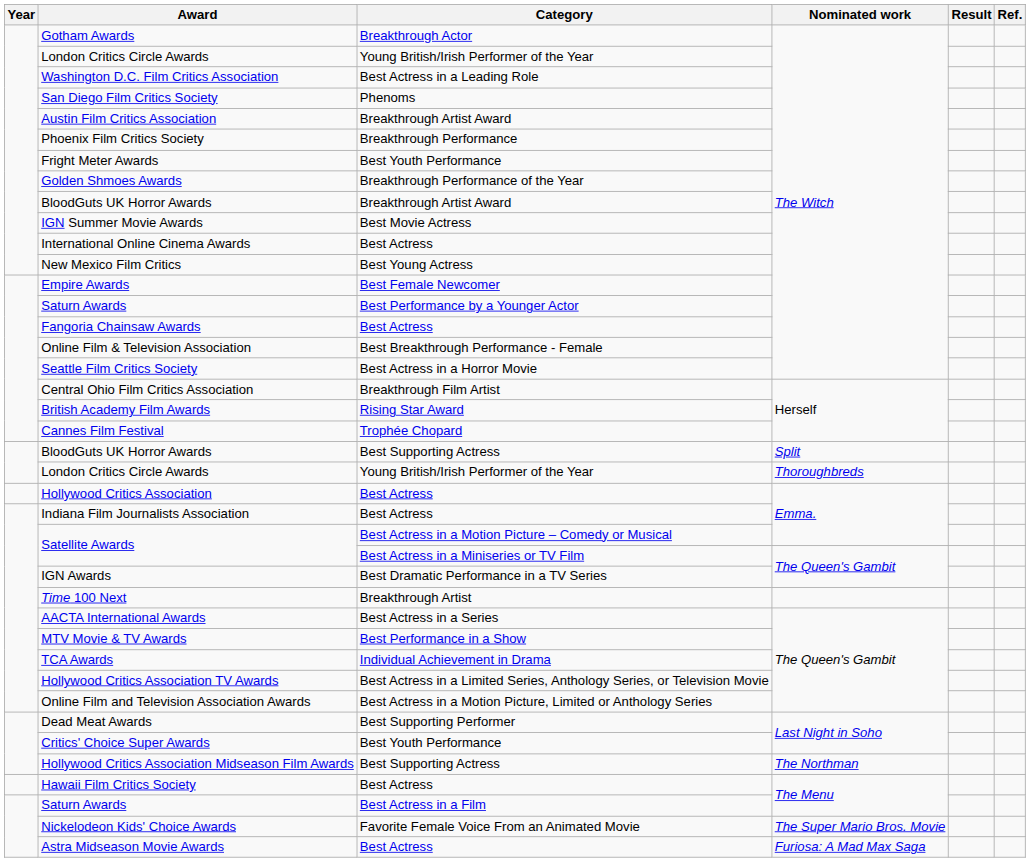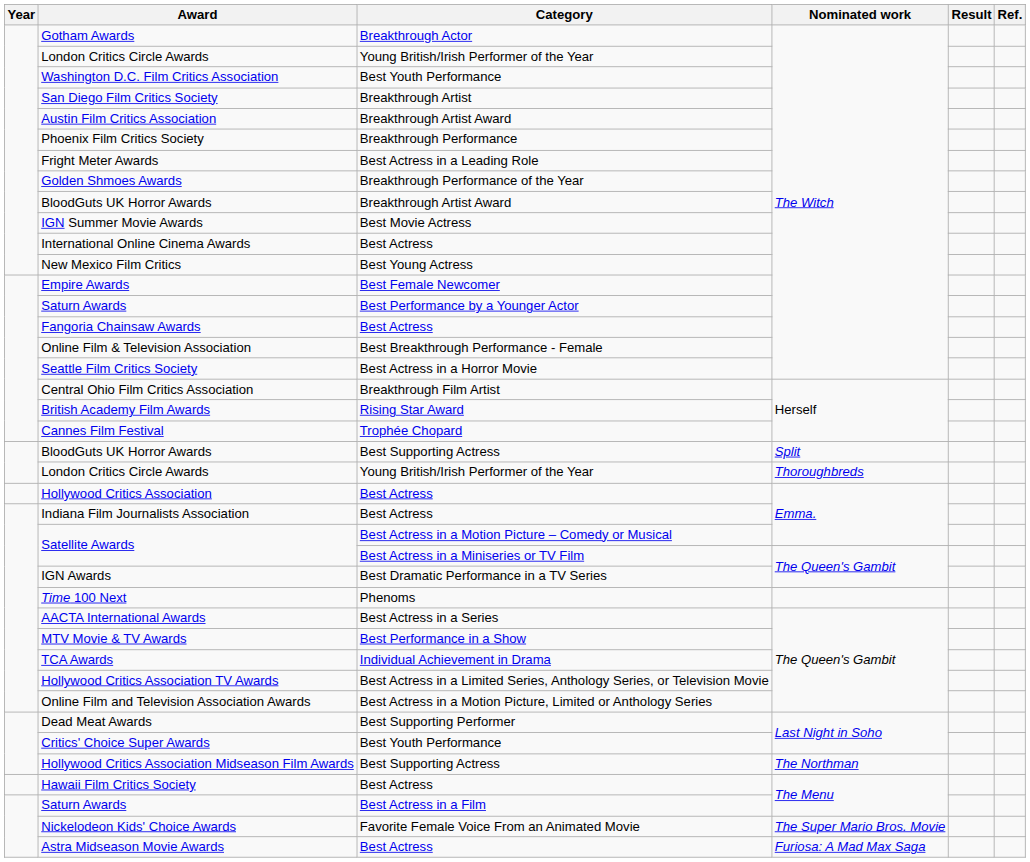(449, 77) Best Actress in a Leading Role -> (431, 77) Best Youth Performance
(388, 98) Phenoms -> (416, 98) Breakthrough Artist
(431, 160) Best Youth Performance -> (449, 160) Best Actress in a Leading Role
(416, 597) Breakthrough Artist -> (388, 597) Phenoms
